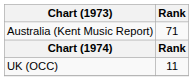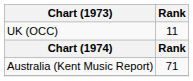rows swapped: (32, 66) <-> (80, 31)
